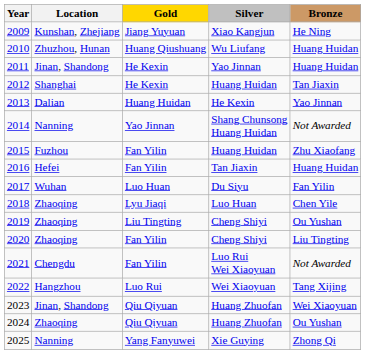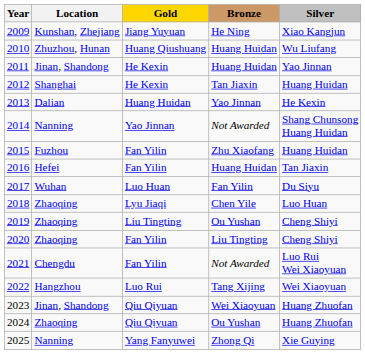columns swapped: (249, 13) <-> (325, 13)
